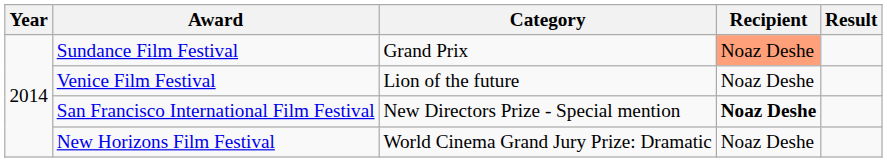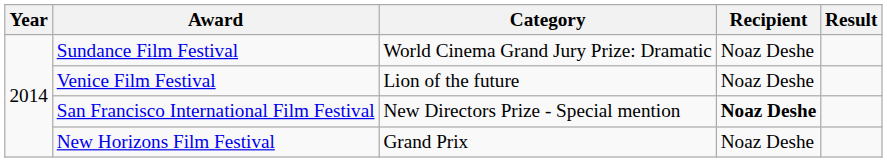(426, 50) Grand Prix -> (548, 50) World Cinema Grand Jury Prize: Dramatic
(767, 50) lightsalmon background -> (767, 50) no background
(548, 141) World Cinema Grand Jury Prize: Dramatic -> (426, 141) Grand Prix
